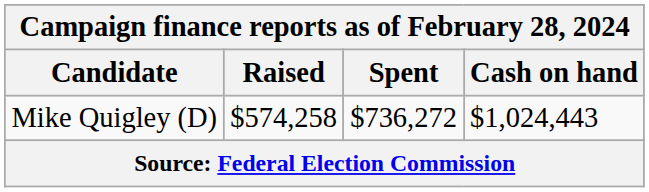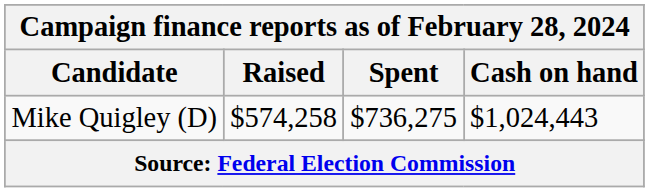(404, 117) $736,272 -> (404, 117) $736,275
